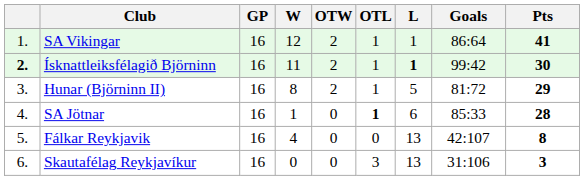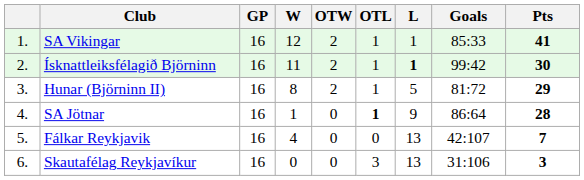(468, 41) 86:64 -> (468, 41) 85:33
(22, 65) bold -> (22, 65) normal
(413, 114) 6 -> (413, 114) 9
(468, 114) 85:33 -> (468, 114) 86:64
(543, 138) 8 -> (543, 138) 7
